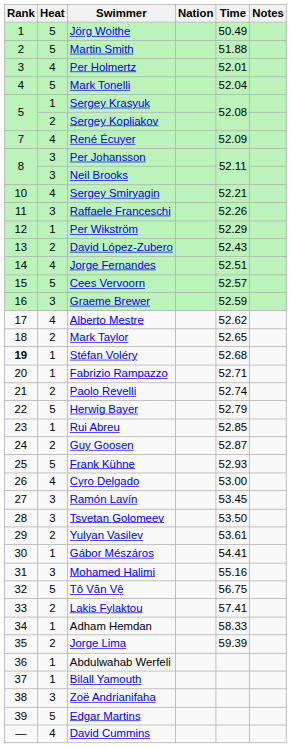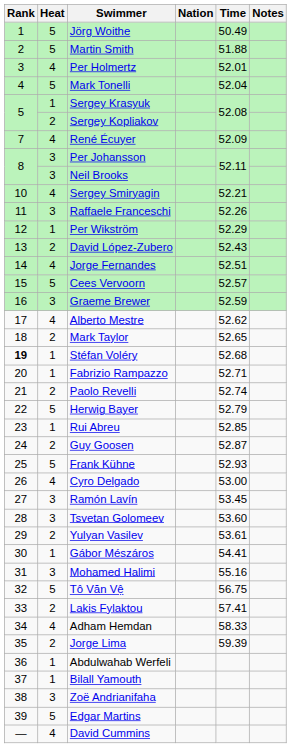(233, 517) 53.50 -> (233, 517) 53.60
(52, 626) 1 -> (52, 626) 4
